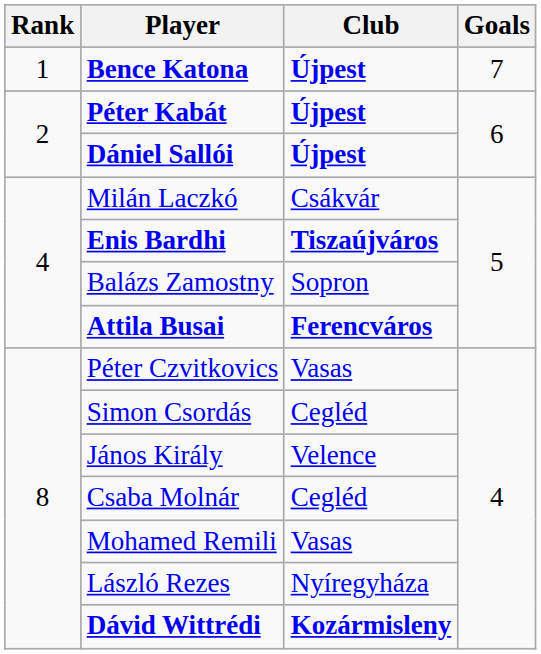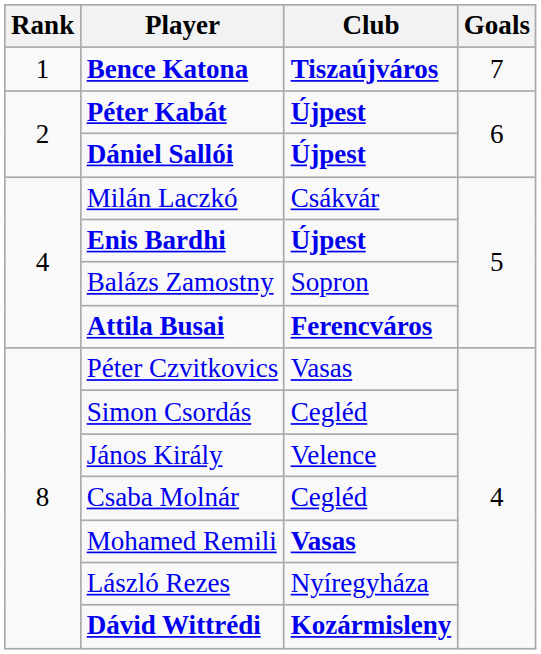(328, 68) Újpest -> (365, 68) Tiszaújváros
(365, 240) Tiszaújváros -> (328, 240) Újpest
(321, 540) normal -> (323, 540) bold
